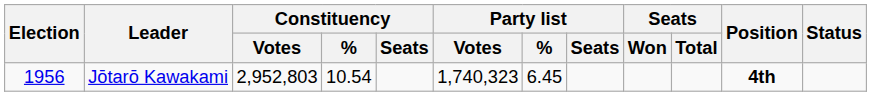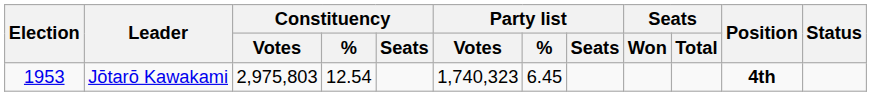(44, 76) 1956 -> (44, 76) 1953
(277, 76) 2,952,803 -> (277, 76) 2,975,803
(349, 76) 10.54 -> (349, 76) 12.54
